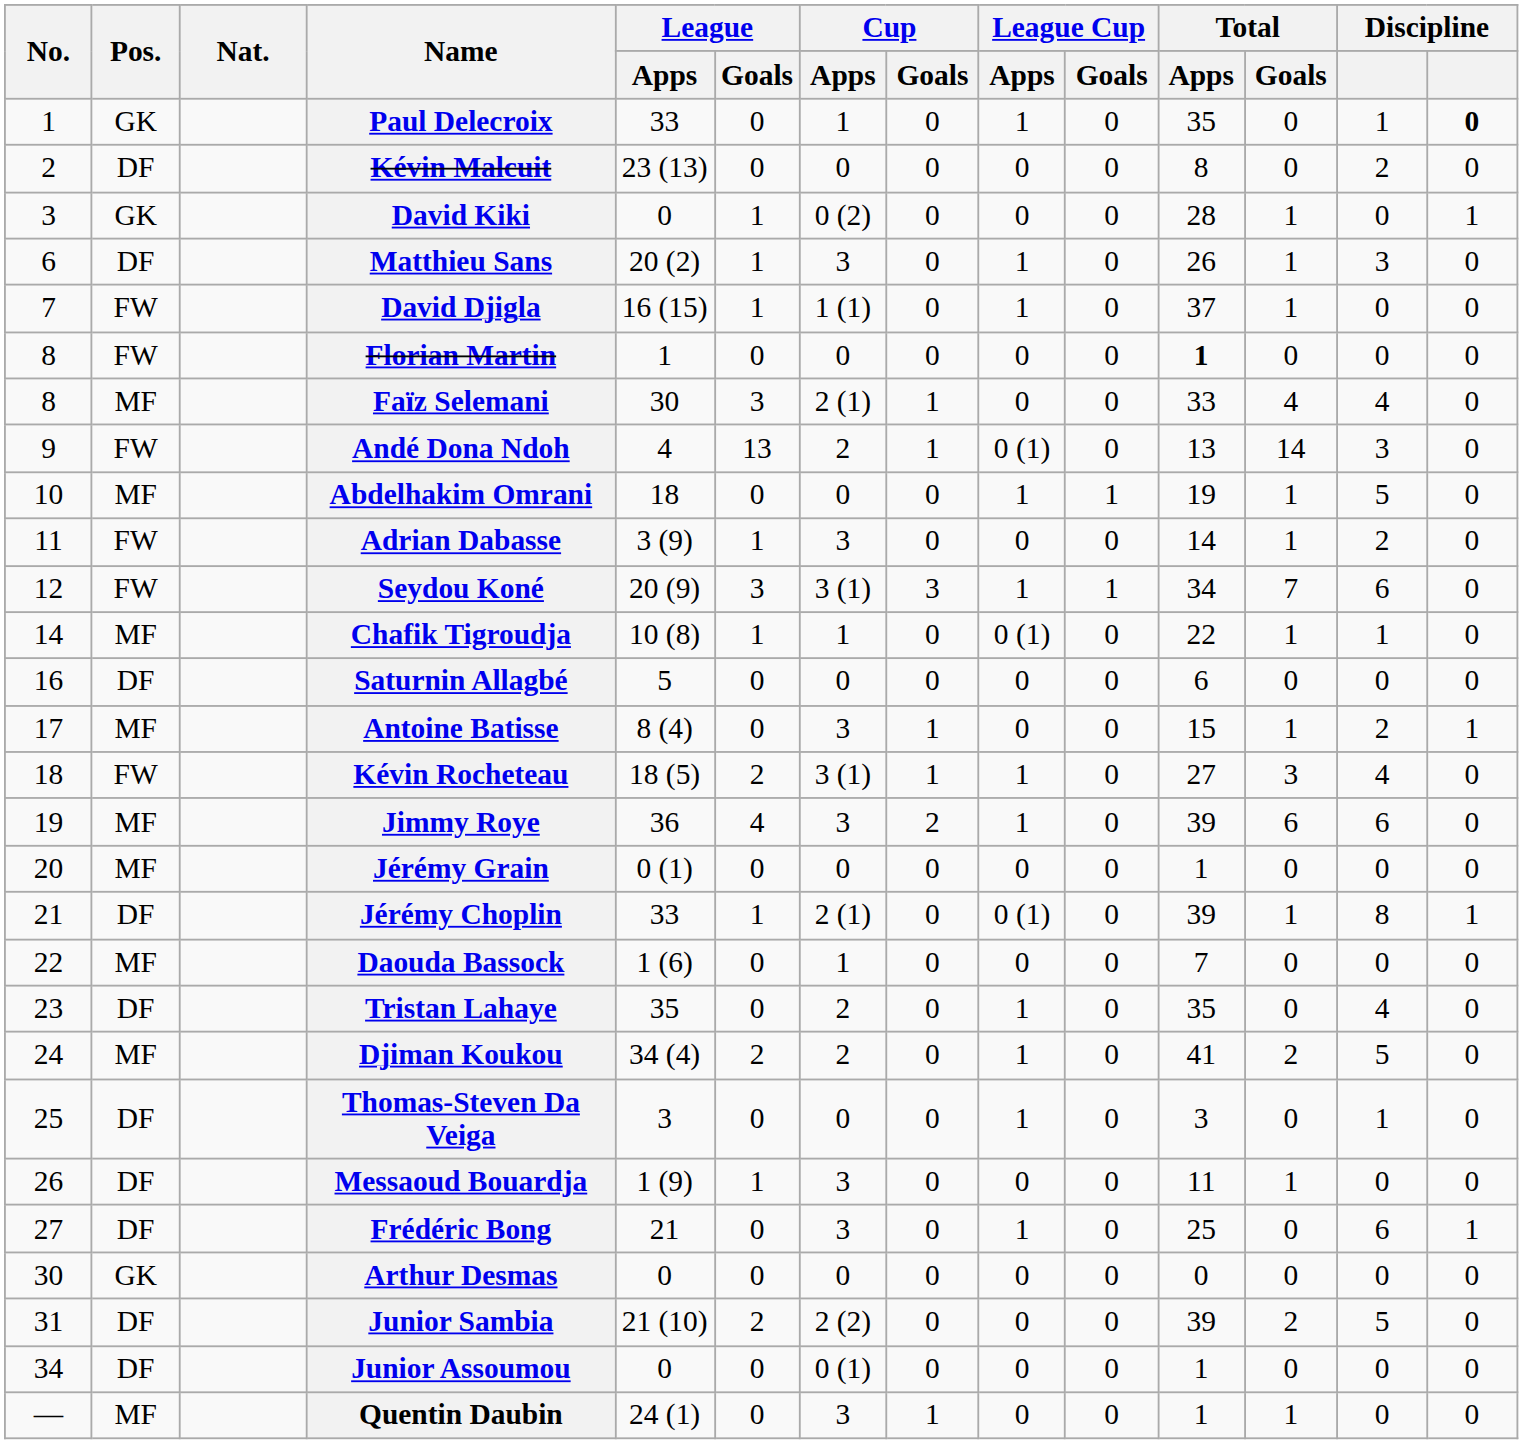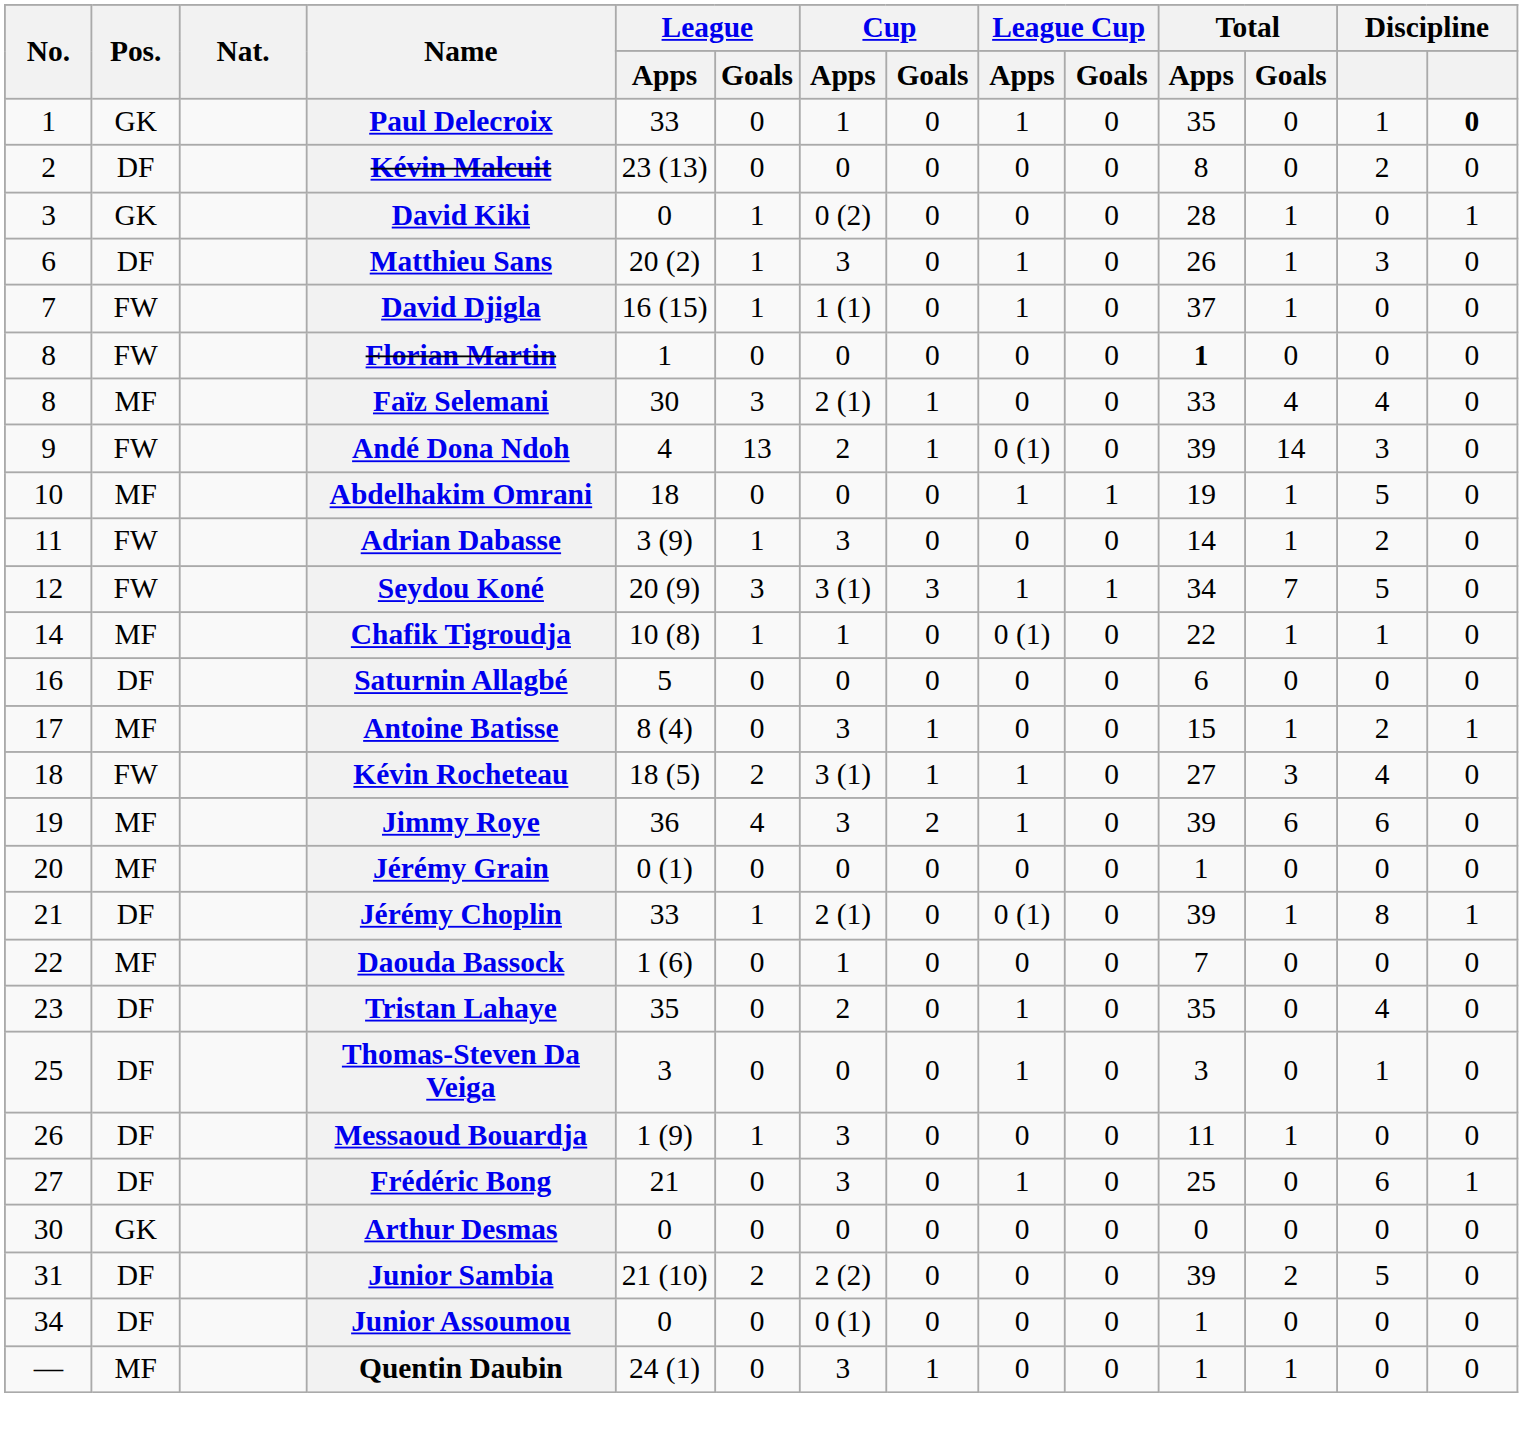(1201, 448) 13 -> (1201, 448) 39
(1382, 588) 6 -> (1382, 588) 5
- row: (461, 1055)
